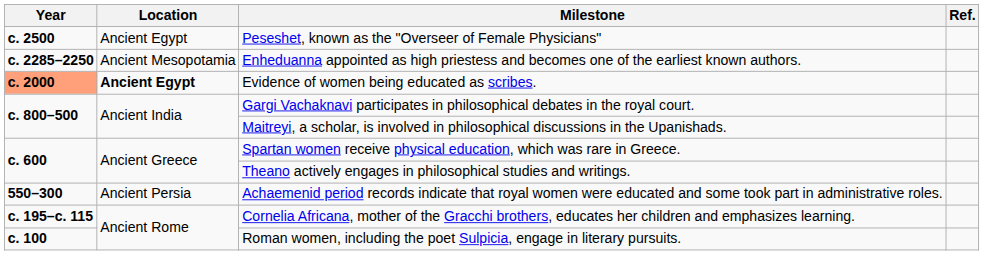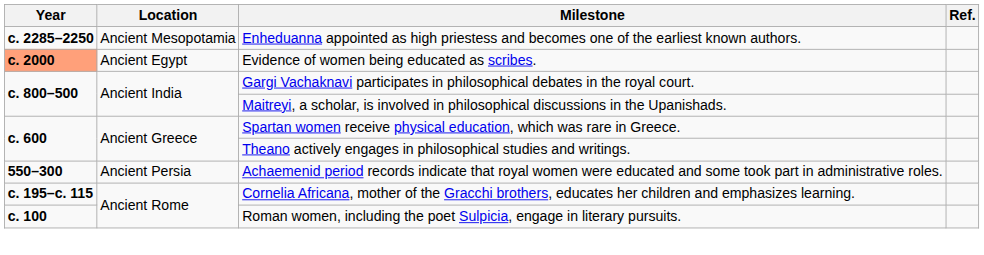- row: (422, 37)
(148, 82) bold -> (144, 60) normal
